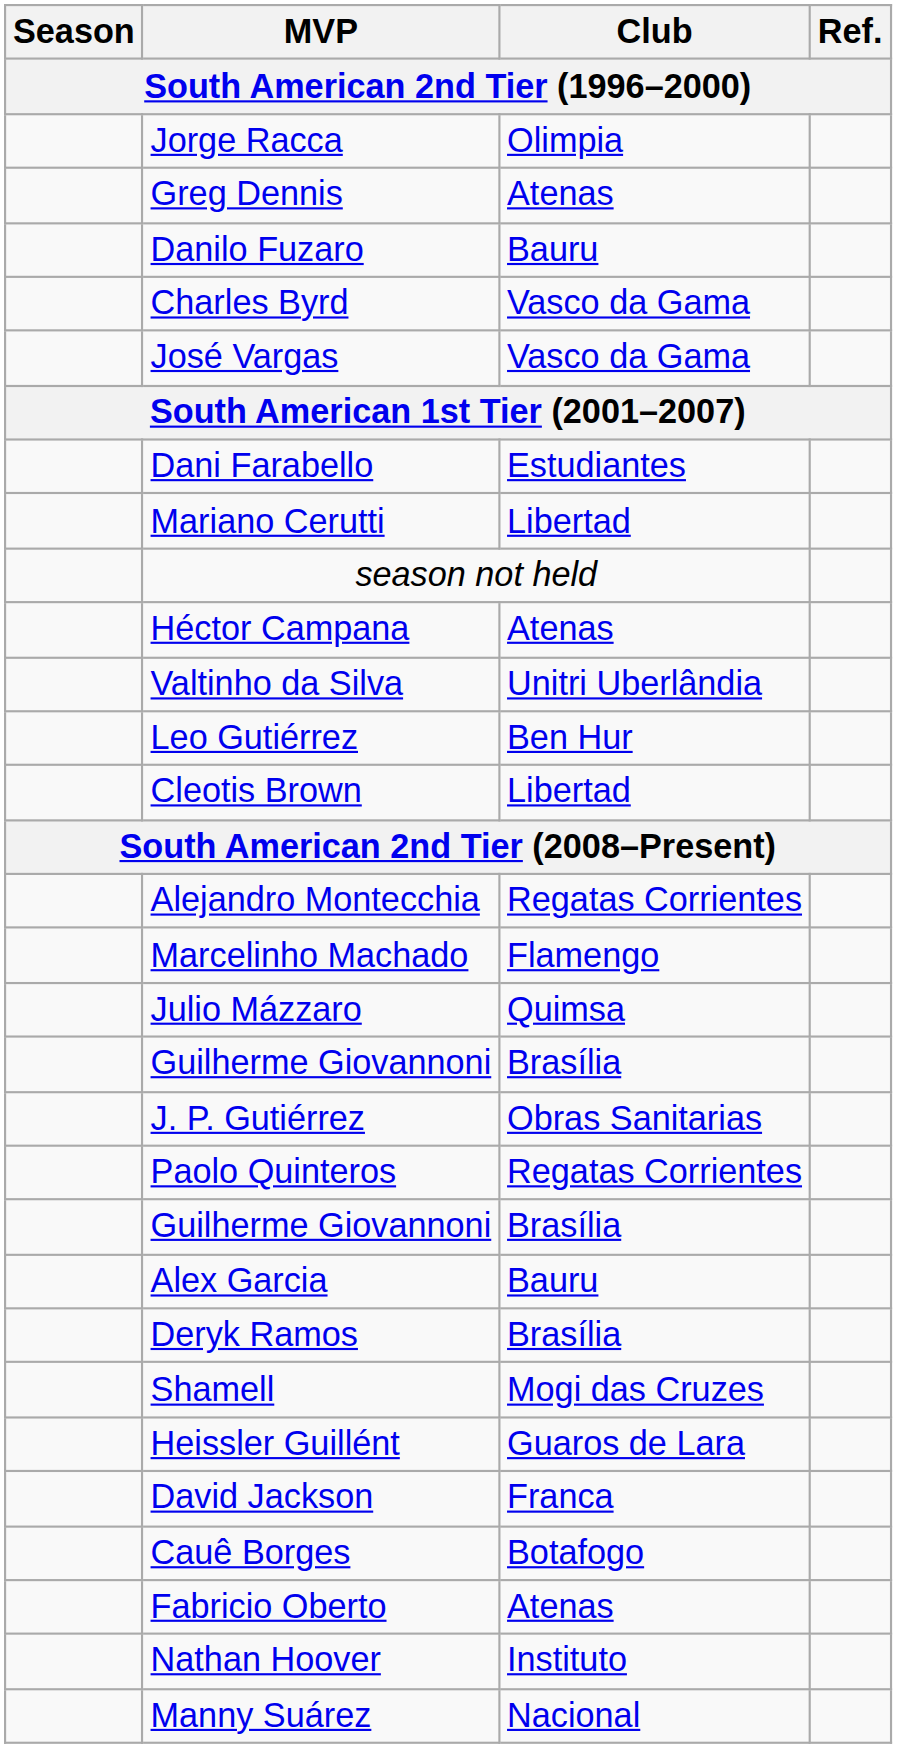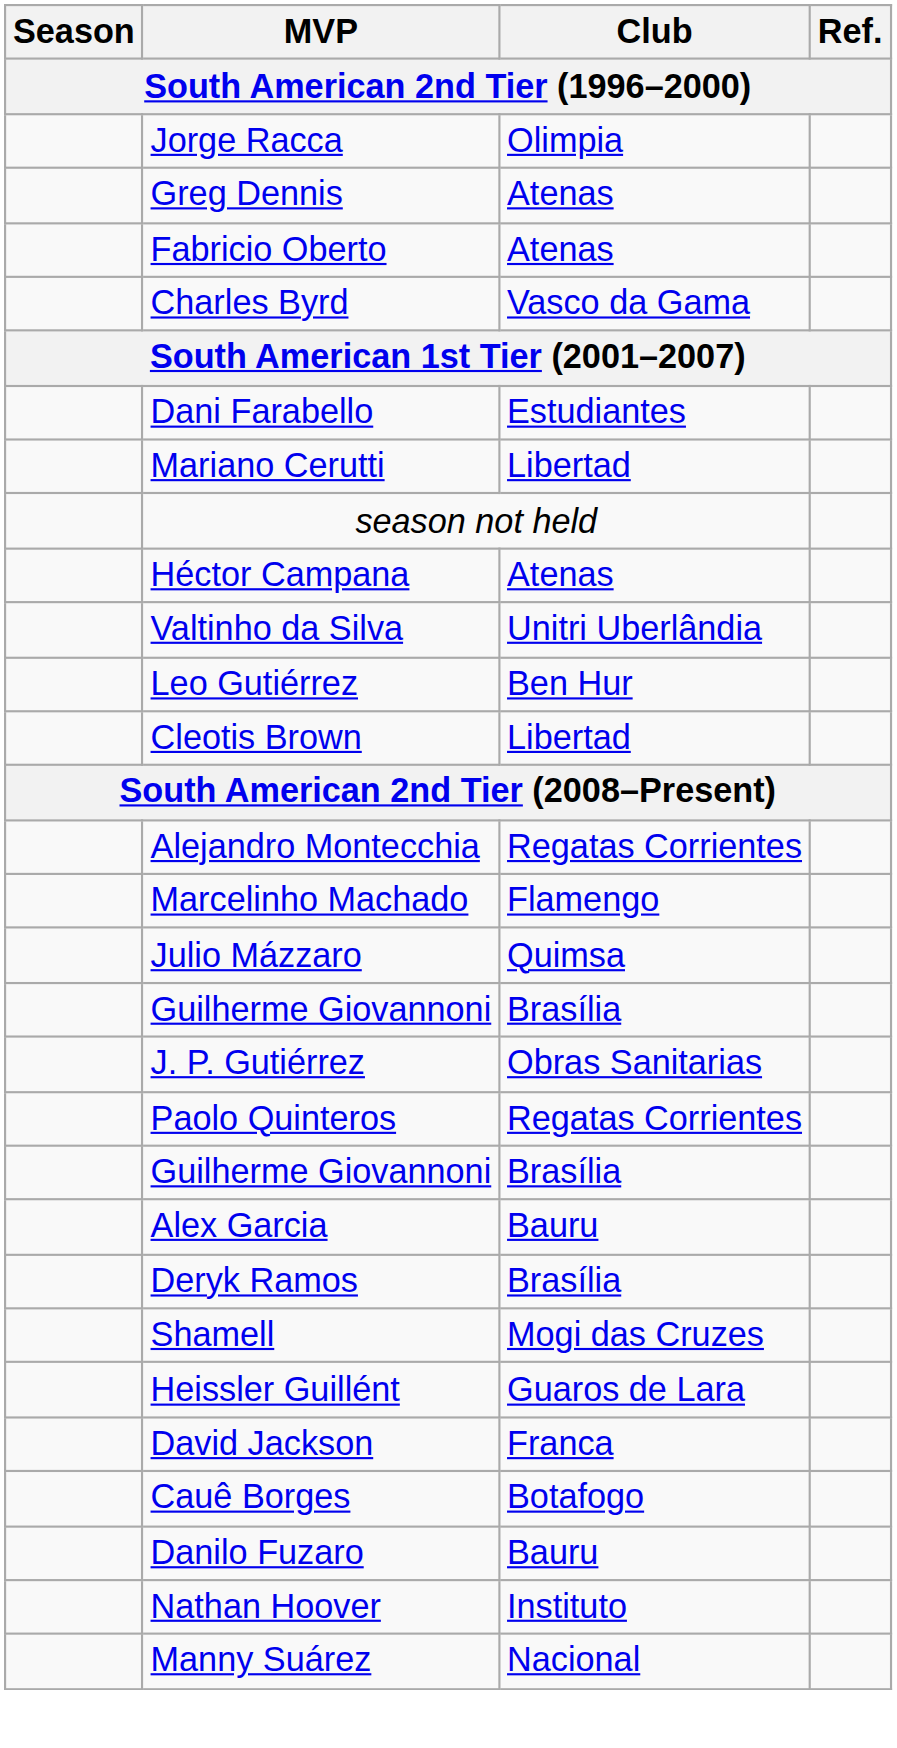rows swapped: (269, 1606) <-> (257, 248)
- row: (244, 357)
